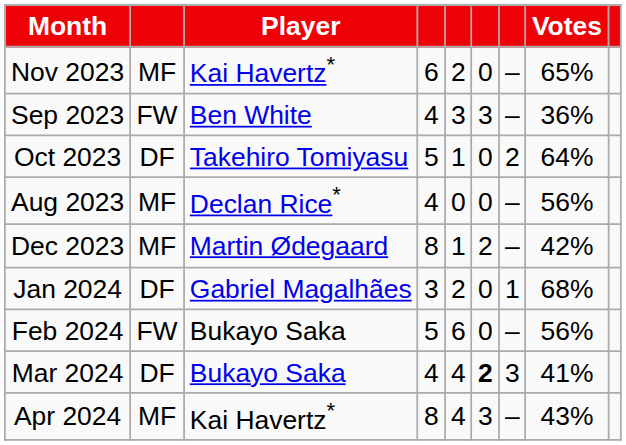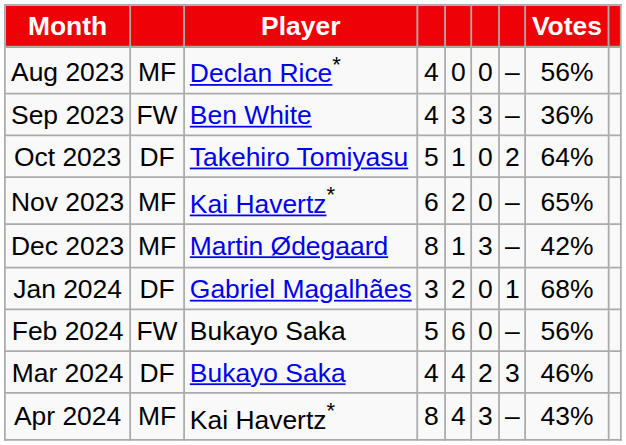rows swapped: (68, 201) <-> (68, 71)
(485, 246) 2 -> (485, 246) 3
(485, 372) bold -> (485, 372) normal
(567, 372) 41% -> (567, 372) 46%
